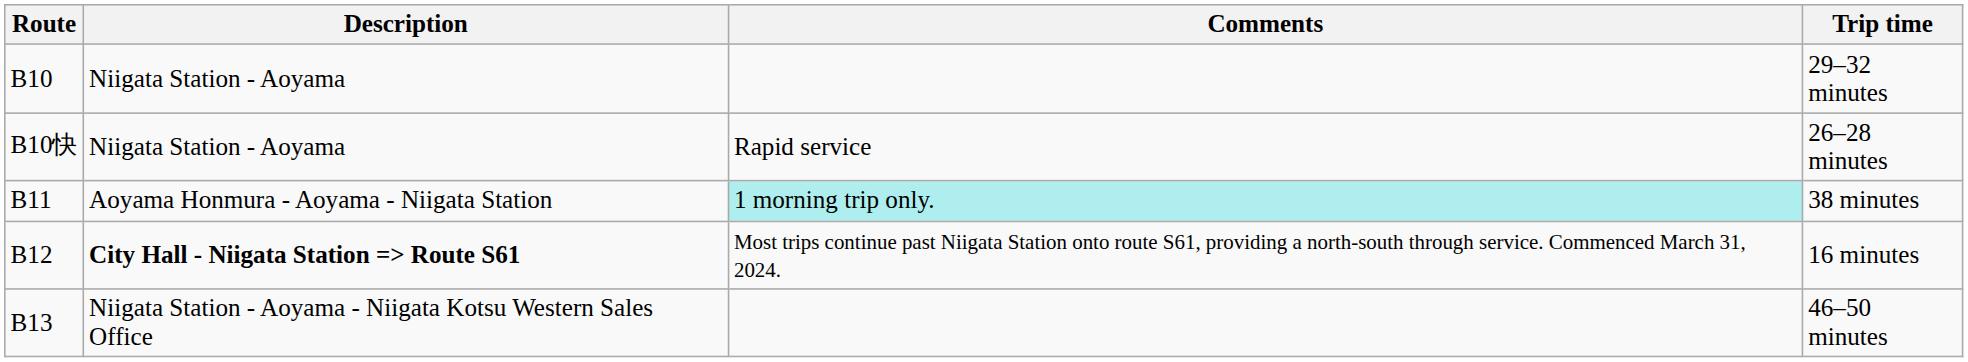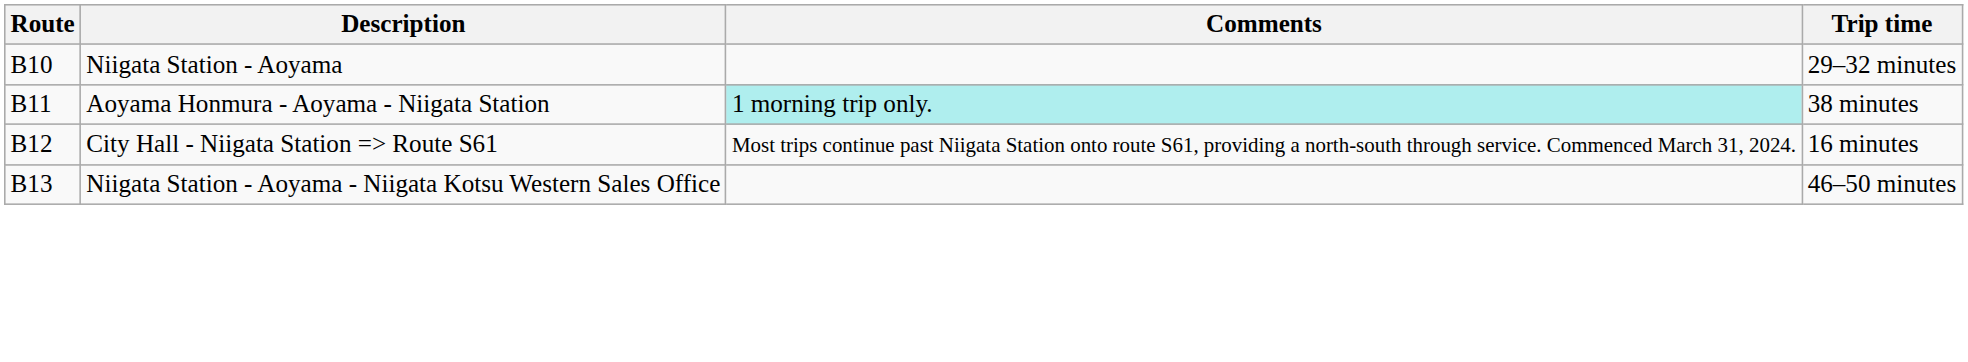- row: (1848, 146)
(305, 254) bold -> (292, 143) normal
